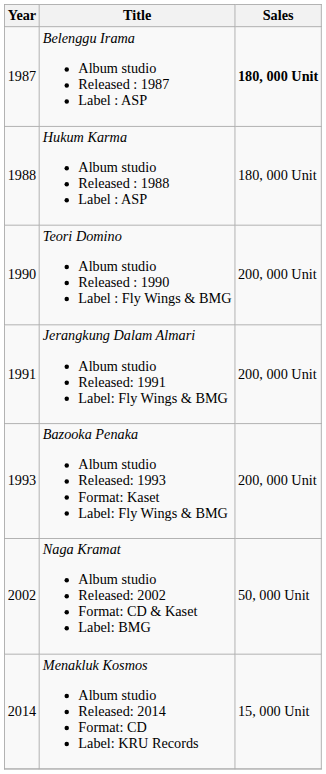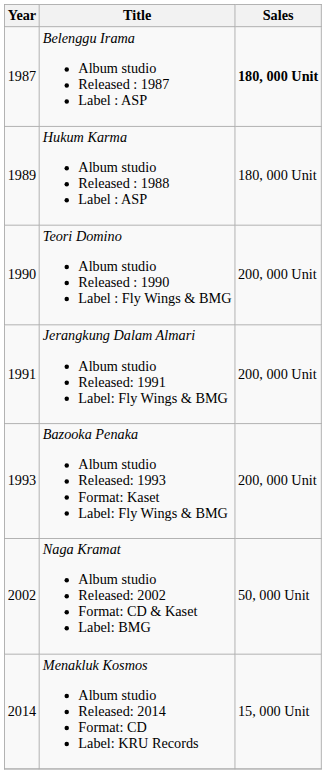(22, 175) 1988 -> (22, 175) 1989
